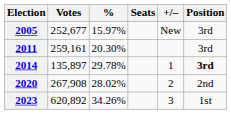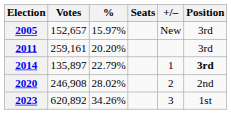(69, 30) 252,677 -> (69, 30) 152,657
(109, 48) 20.30% -> (109, 48) 20.20%
(109, 65) 29.78% -> (109, 65) 22.79%
(69, 83) 267,908 -> (69, 83) 246,908
